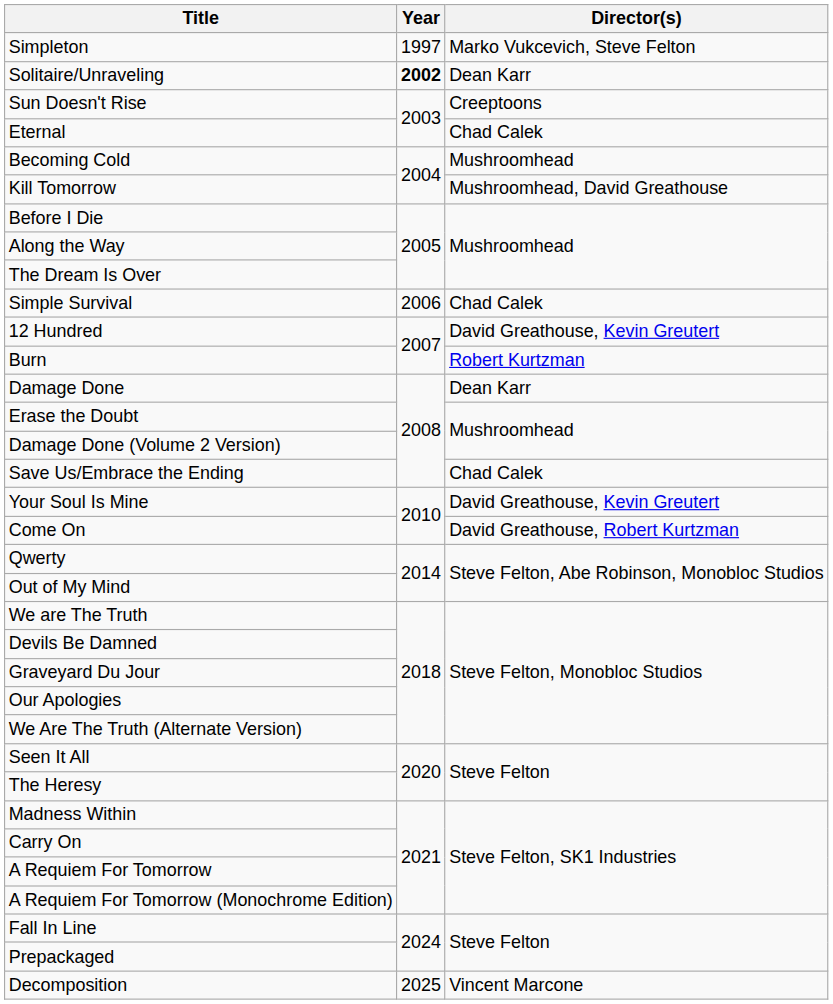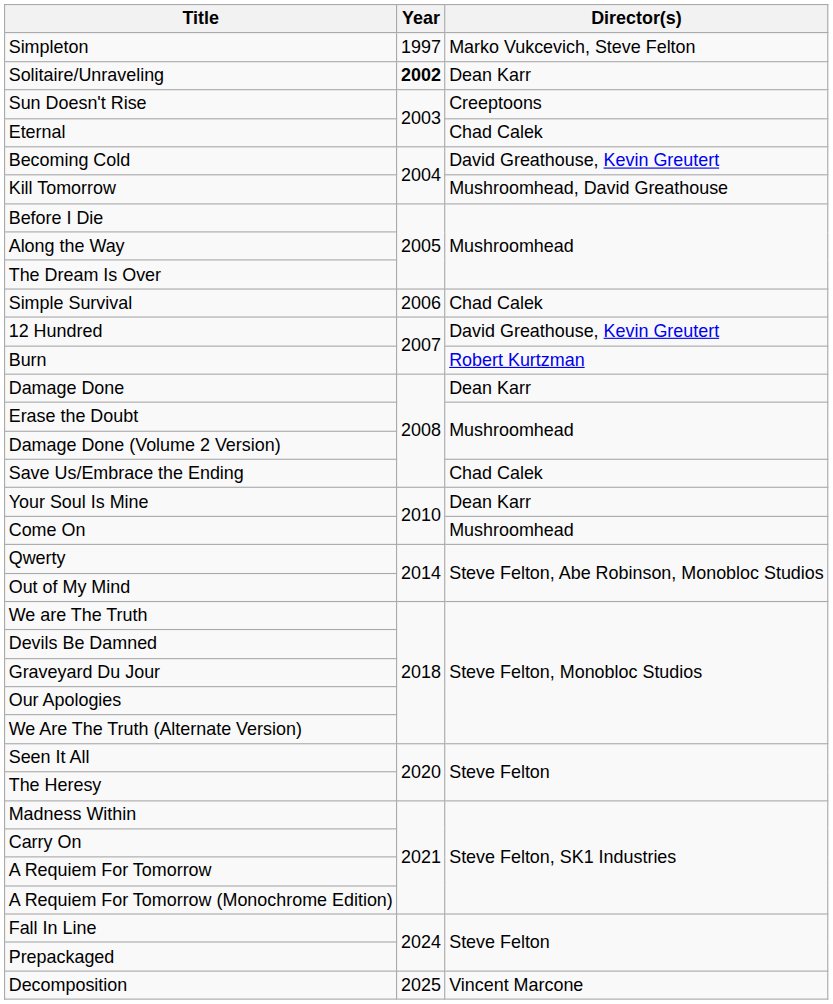(511, 160) Mushroomhead -> (584, 160) David Greathouse, Kevin Greutert
(584, 501) David Greathouse, Kevin Greutert -> (490, 501) Dean Karr
(594, 530) David Greathouse, Robert Kurtzman -> (511, 530) Mushroomhead
